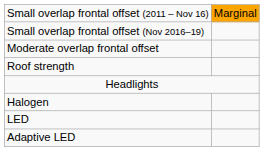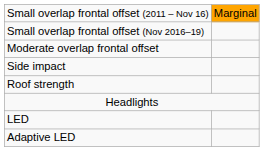+ row: (36, 66)
- row: (28, 102)
